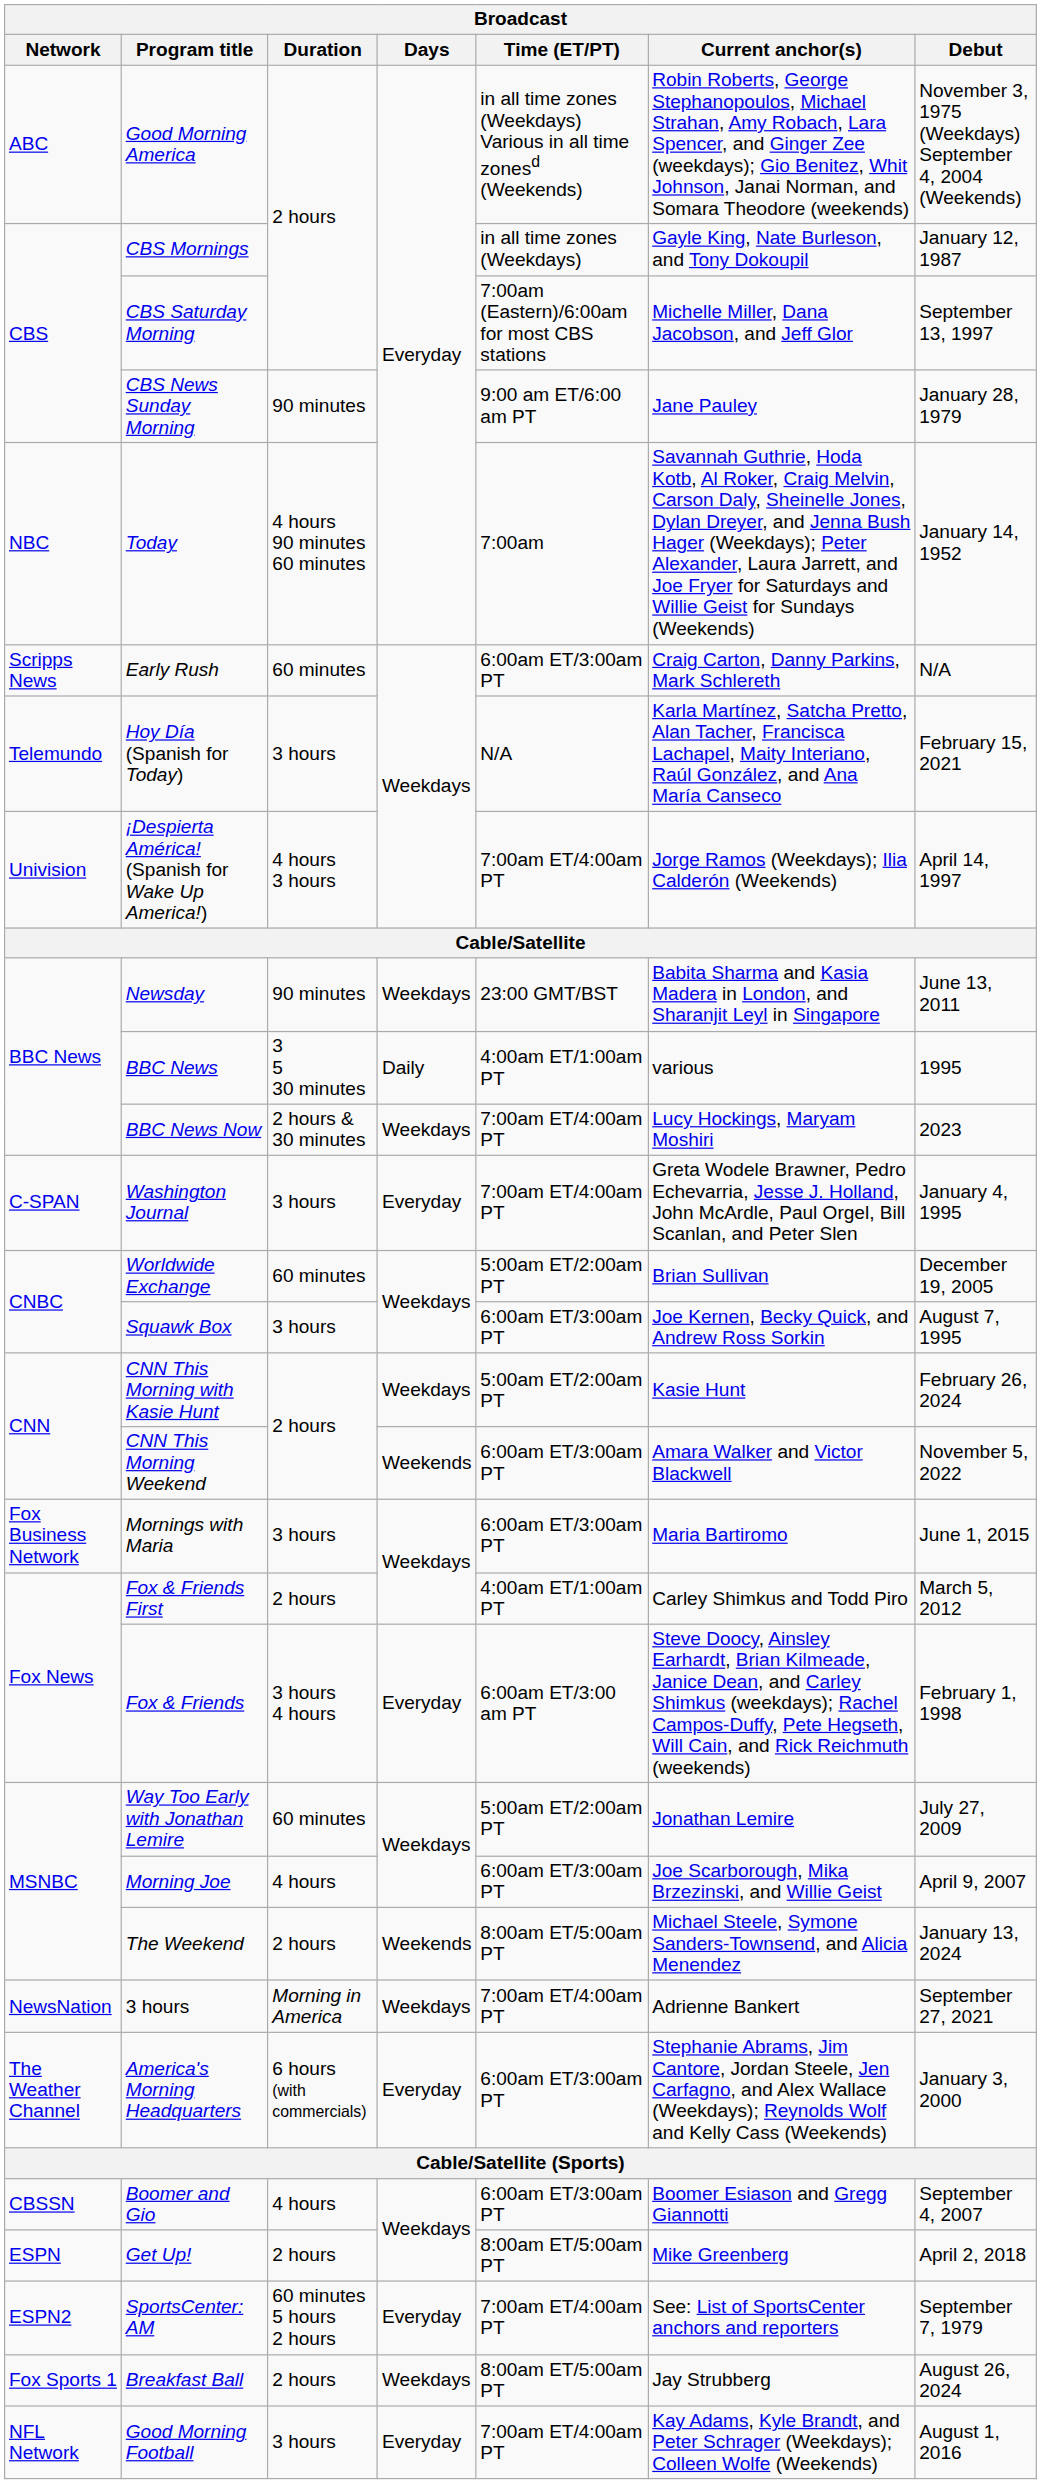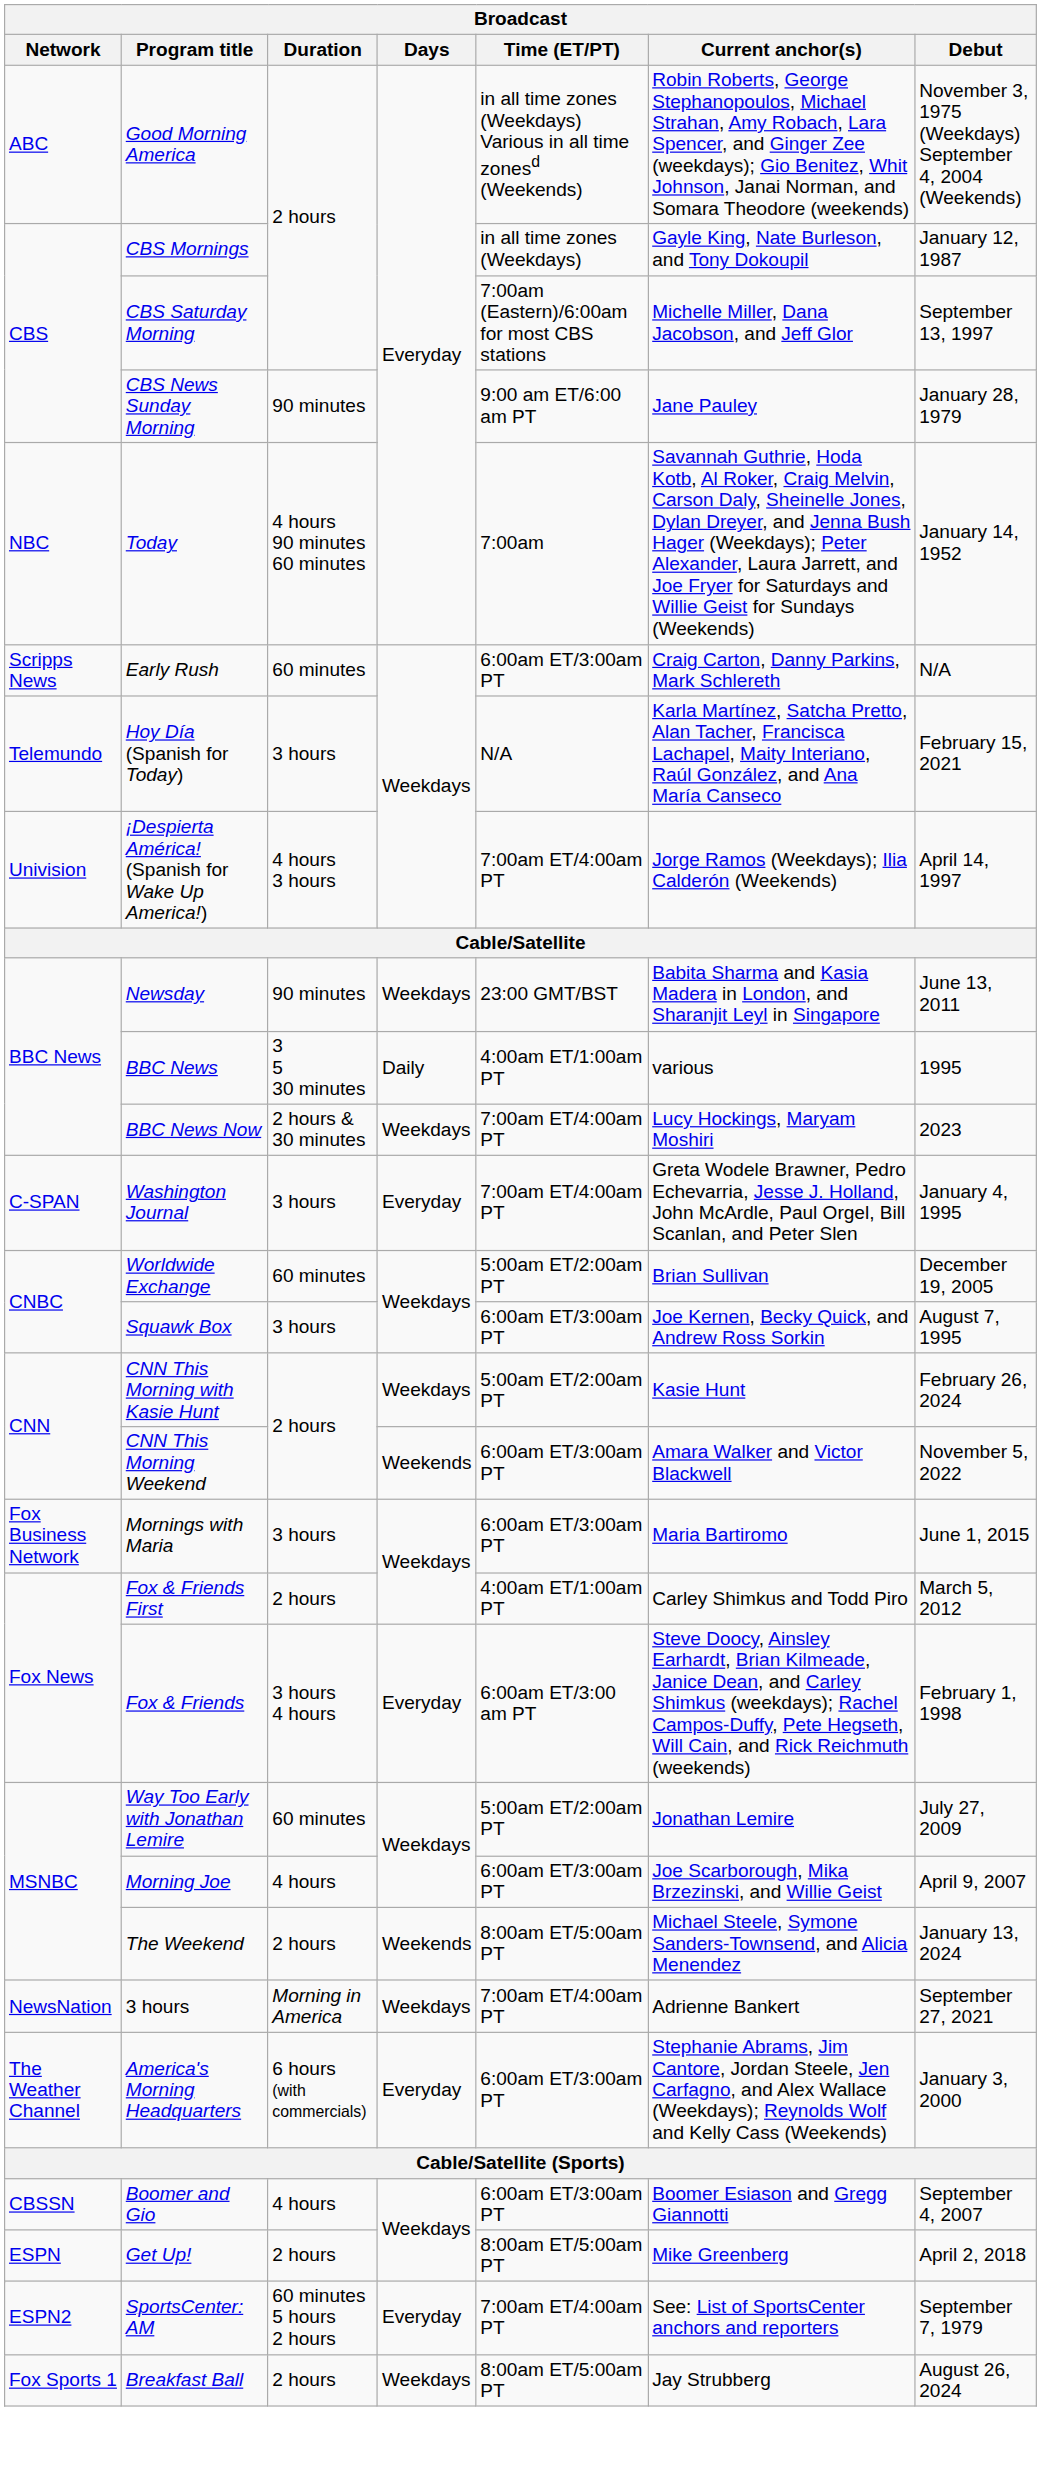- row: (44, 2442)
